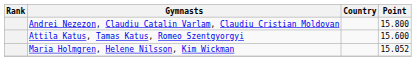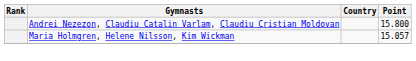- row: (136, 37)
(395, 50) 15.052 -> (395, 37) 15.057
